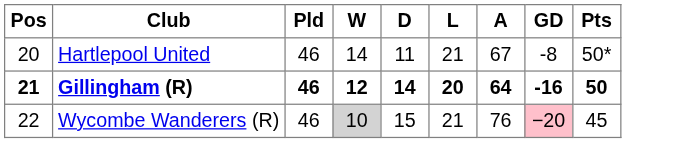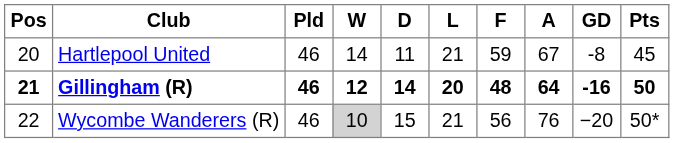+ column: (501, 21)
(597, 54) 50* -> (645, 54) 45
(549, 120) pink background -> (597, 120) no background
(597, 120) 45 -> (645, 120) 50*
